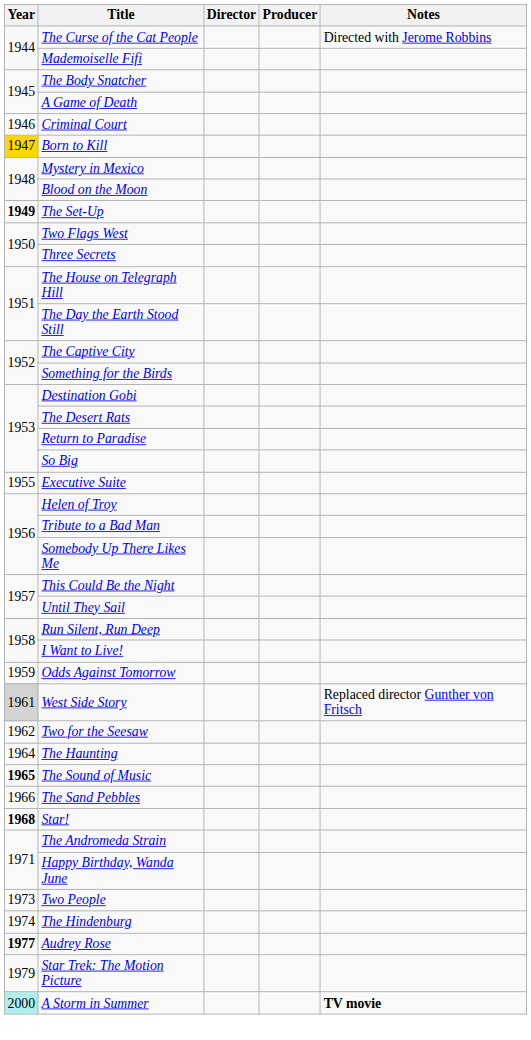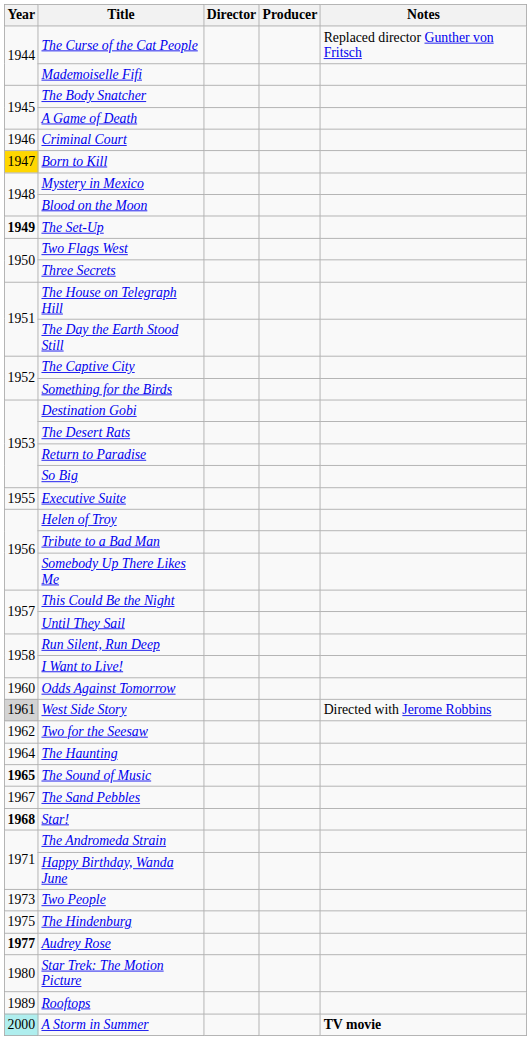(408, 37) Directed with Jerome Robbins -> (409, 44) Replaced director Gunther von Fritsch
(21, 672) 1959 -> (21, 688) 1960
(409, 702) Replaced director Gunther von Fritsch -> (408, 710) Directed with Jerome Robbins
(21, 797) 1966 -> (21, 797) 1967
(21, 922) 1974 -> (21, 922) 1975
(21, 973) 1979 -> (21, 973) 1980
+ row: (66, 1003)
